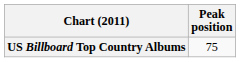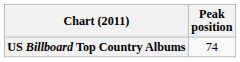(212, 47) 75 -> (212, 47) 74
